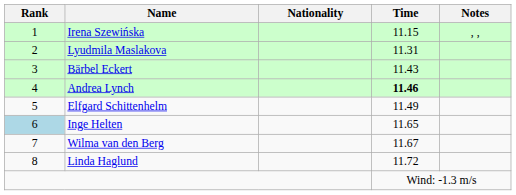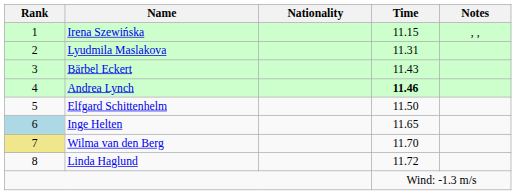(406, 106) 11.49 -> (406, 106) 11.50
(35, 143) no background -> (35, 143) khaki background
(406, 143) 11.67 -> (406, 143) 11.70
